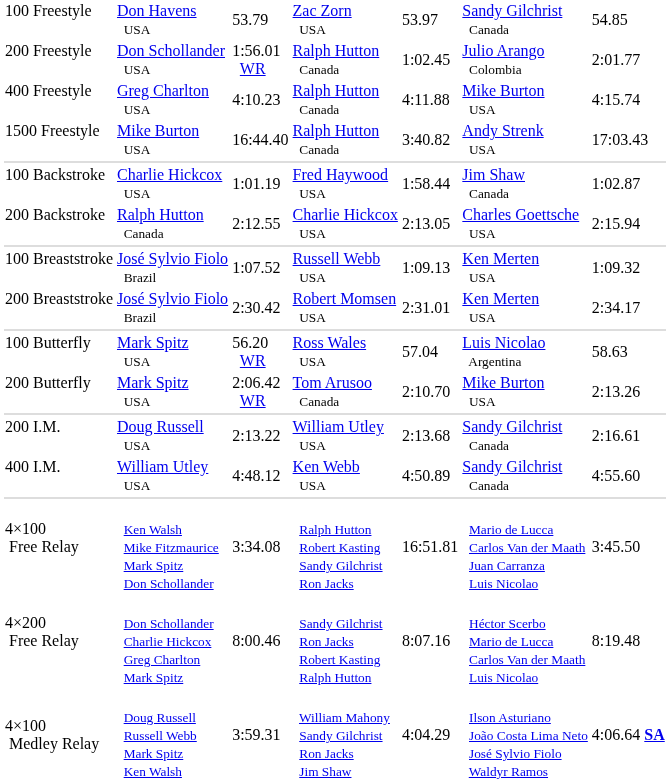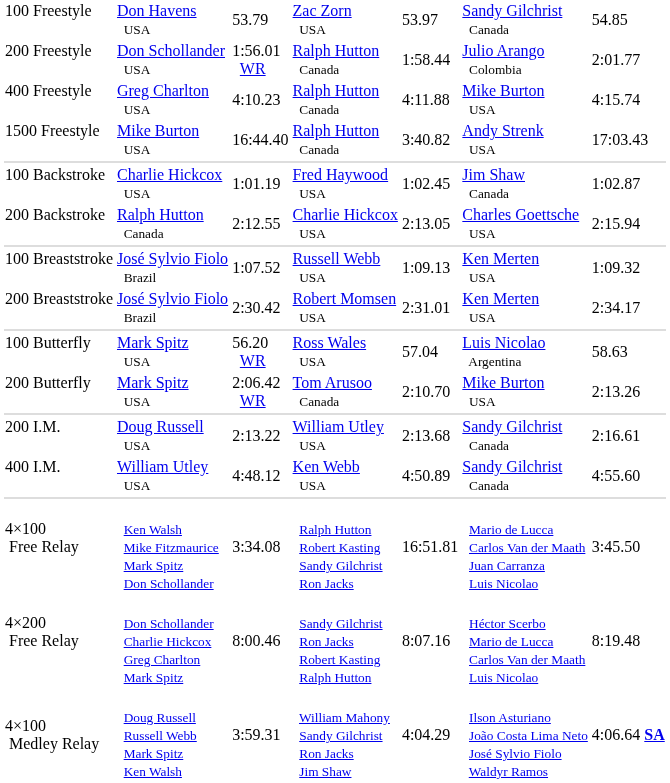(426, 60) 1:02.45 -> (426, 60) 1:58.44
(426, 184) 1:58.44 -> (426, 184) 1:02.45
